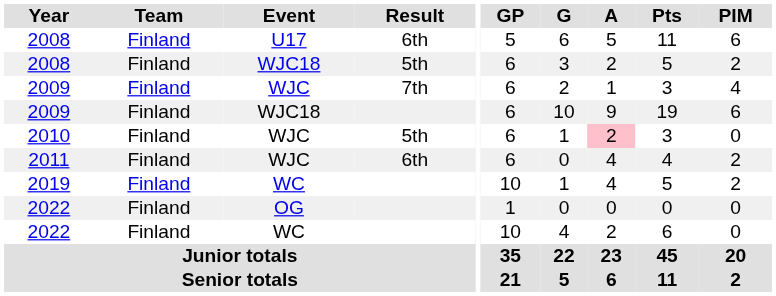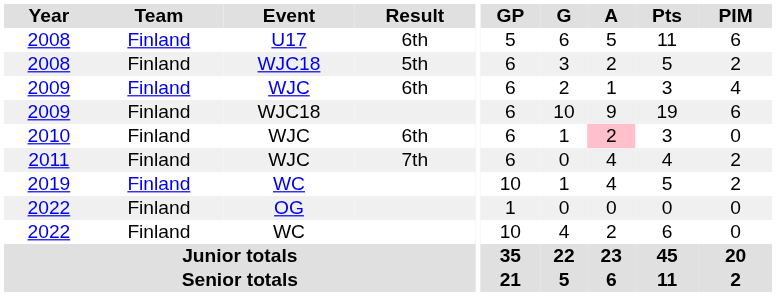(415, 87) 7th -> (415, 87) 6th
(415, 135) 5th -> (415, 135) 6th
(415, 159) 6th -> (415, 159) 7th
